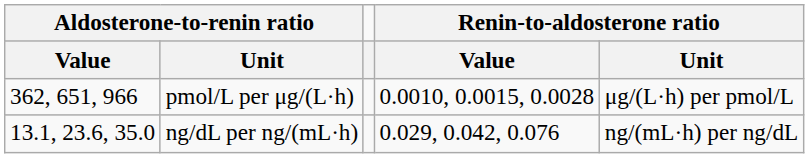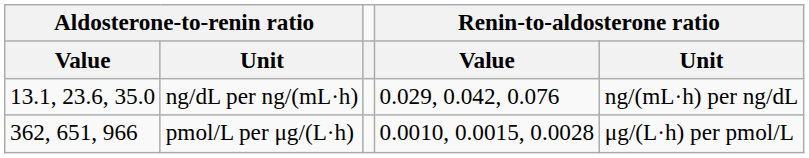rows swapped: (262, 133) <-> (260, 96)
